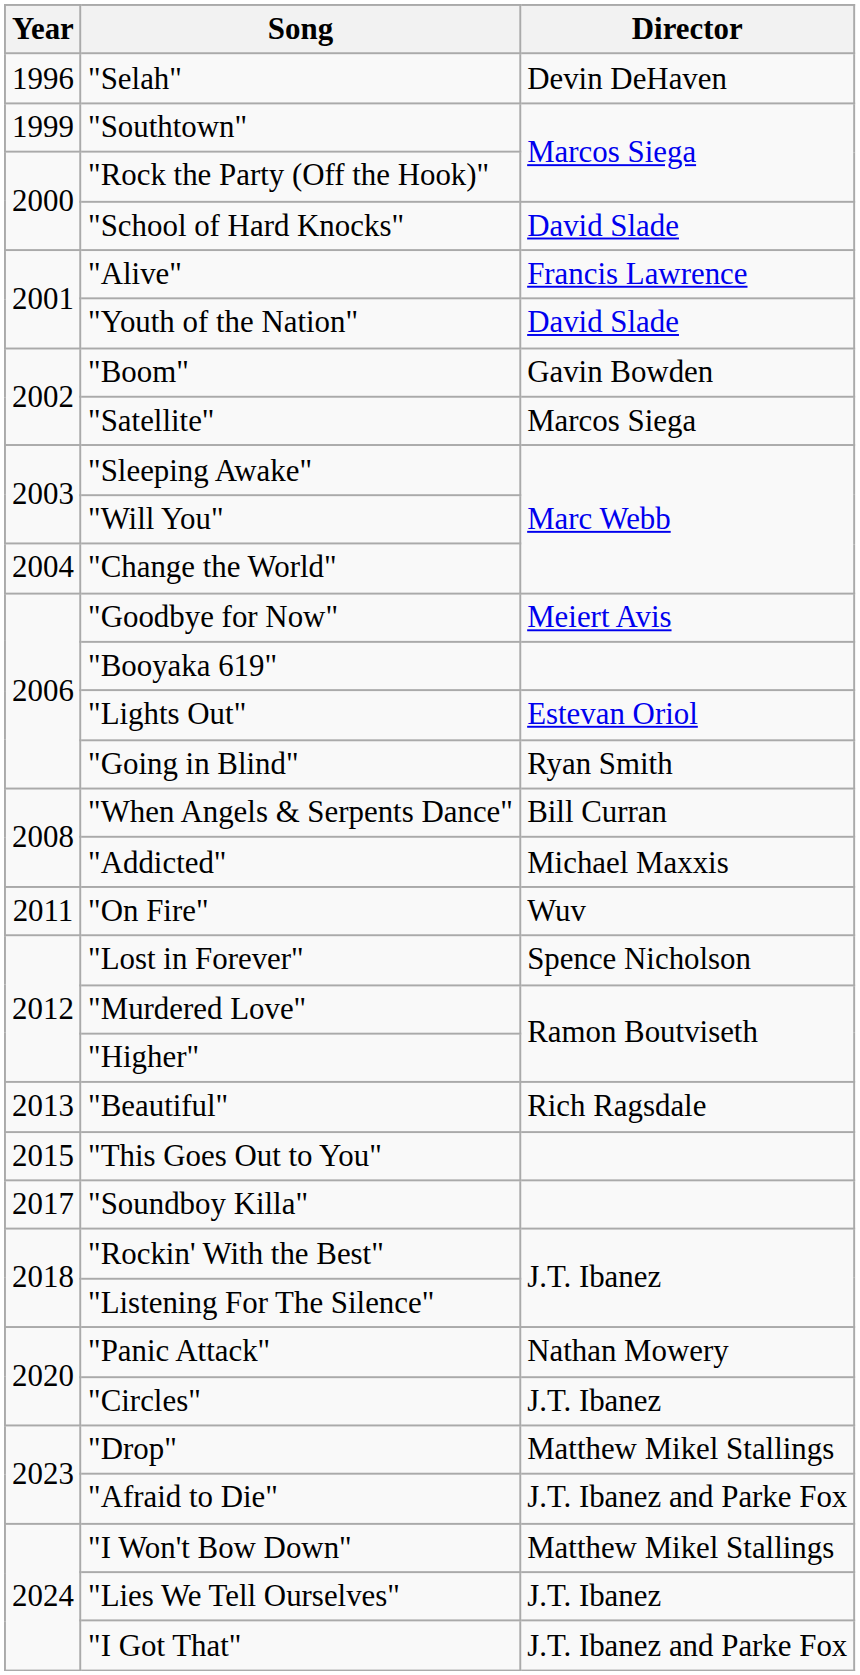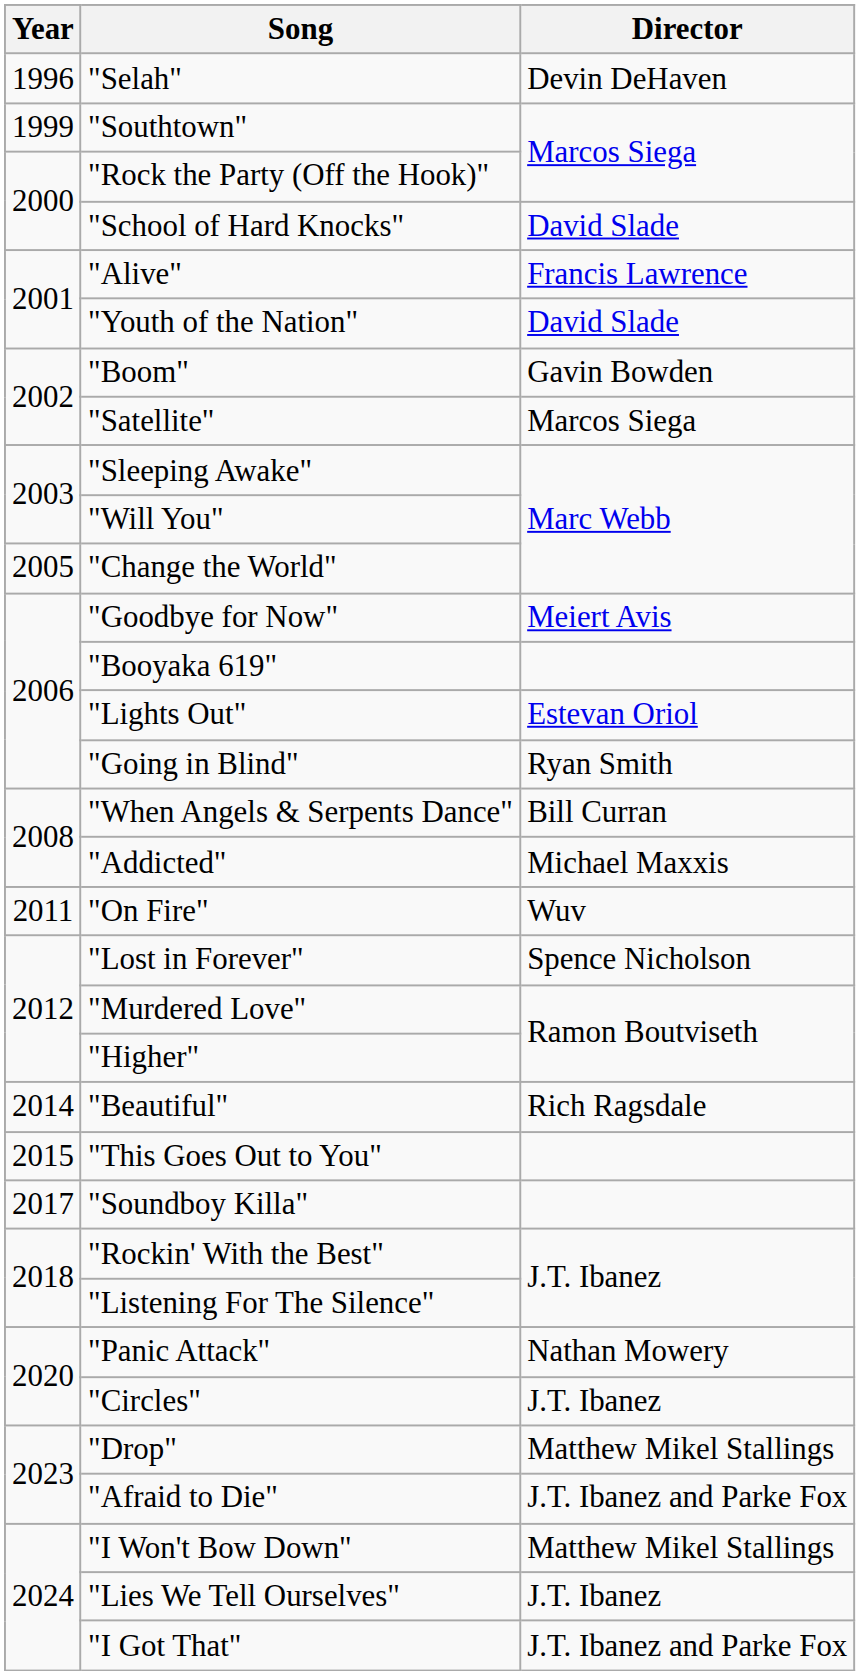(43, 567) 2004 -> (43, 567) 2005
(43, 1106) 2013 -> (43, 1106) 2014
